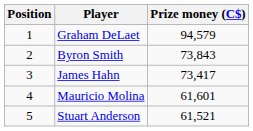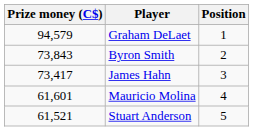columns swapped: (29, 14) <-> (198, 14)
